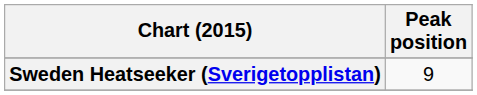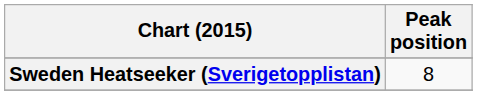(428, 74) 9 -> (428, 74) 8
